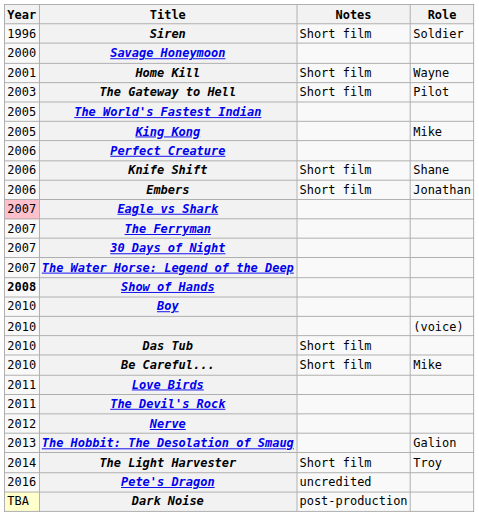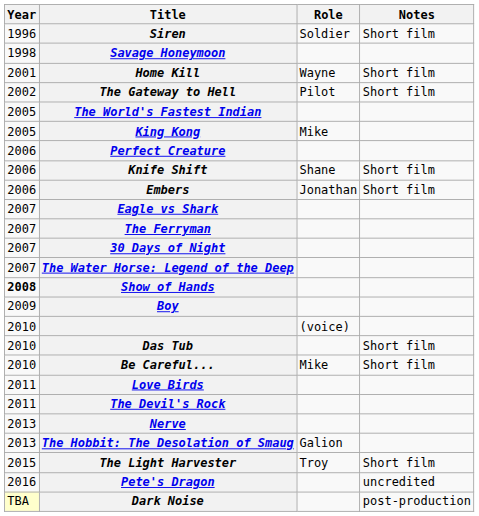columns swapped: (442, 14) <-> (354, 14)
(22, 53) 2000 -> (22, 53) 1998
(22, 92) 2003 -> (22, 92) 2002
(22, 209) pink background -> (22, 209) no background
(22, 307) 2010 -> (22, 307) 2009
(22, 424) 2012 -> (22, 424) 2013
(22, 463) 2014 -> (22, 463) 2015
